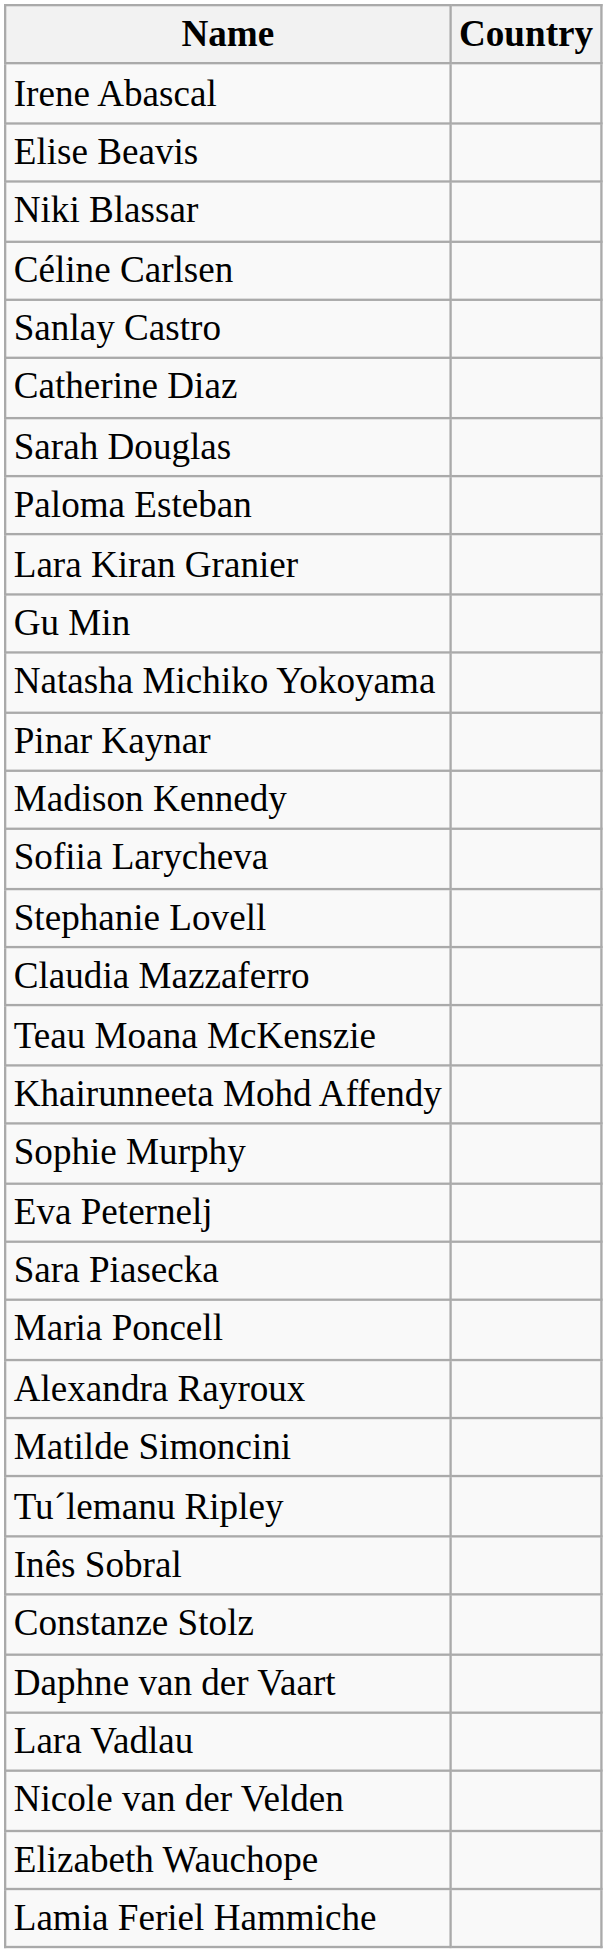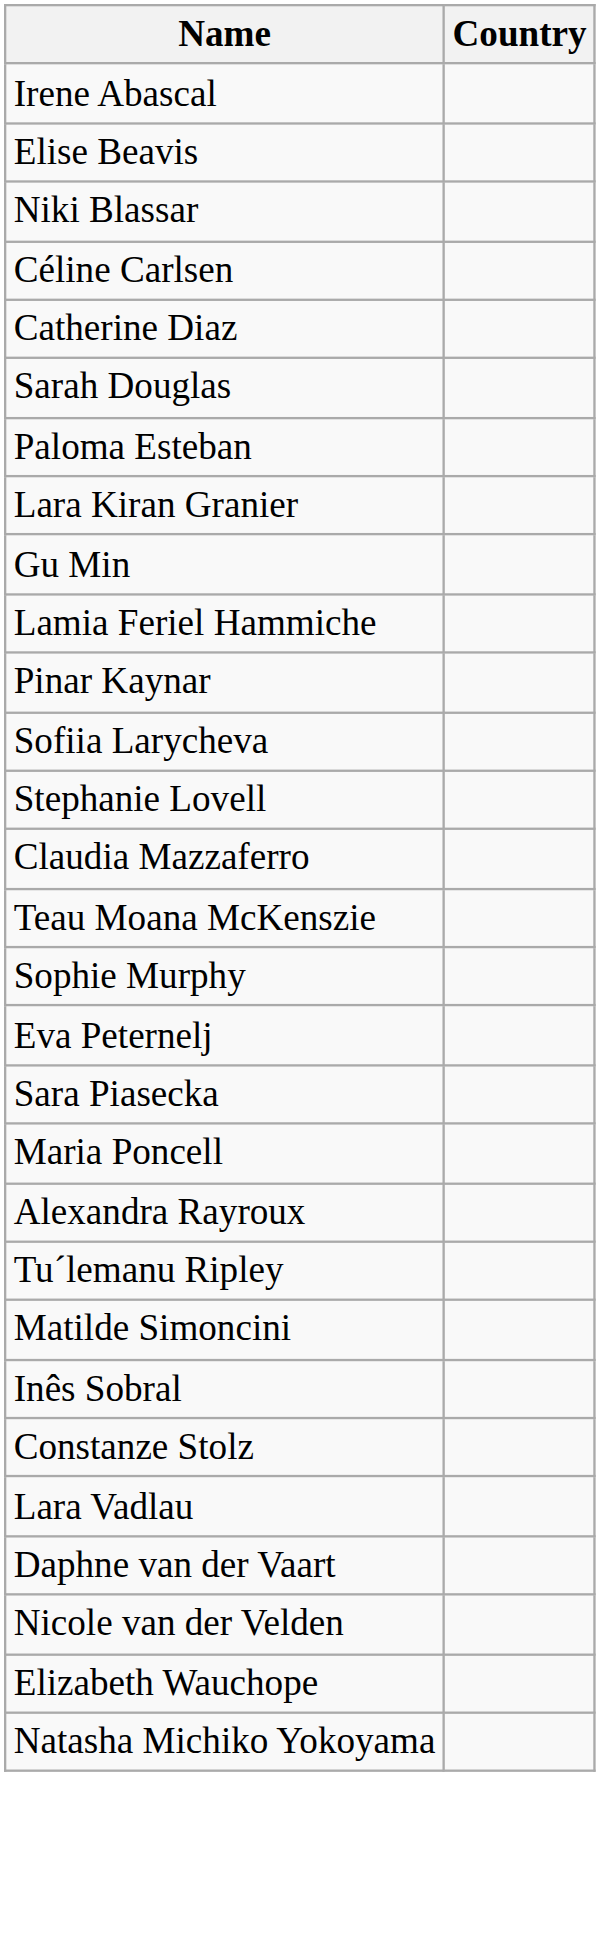- row: (117, 328)
rows swapped: (195, 1917) <-> (225, 681)
- row: (150, 799)
- row: (228, 1093)
rows swapped: (149, 1505) <-> (152, 1446)
rows swapped: (104, 1741) <-> (175, 1682)
